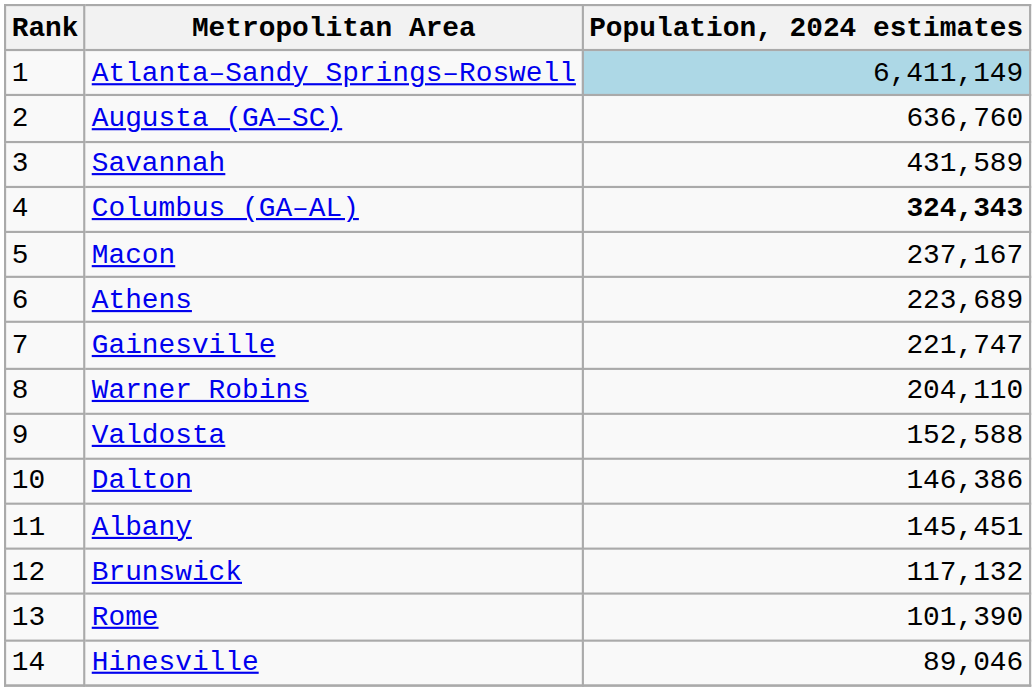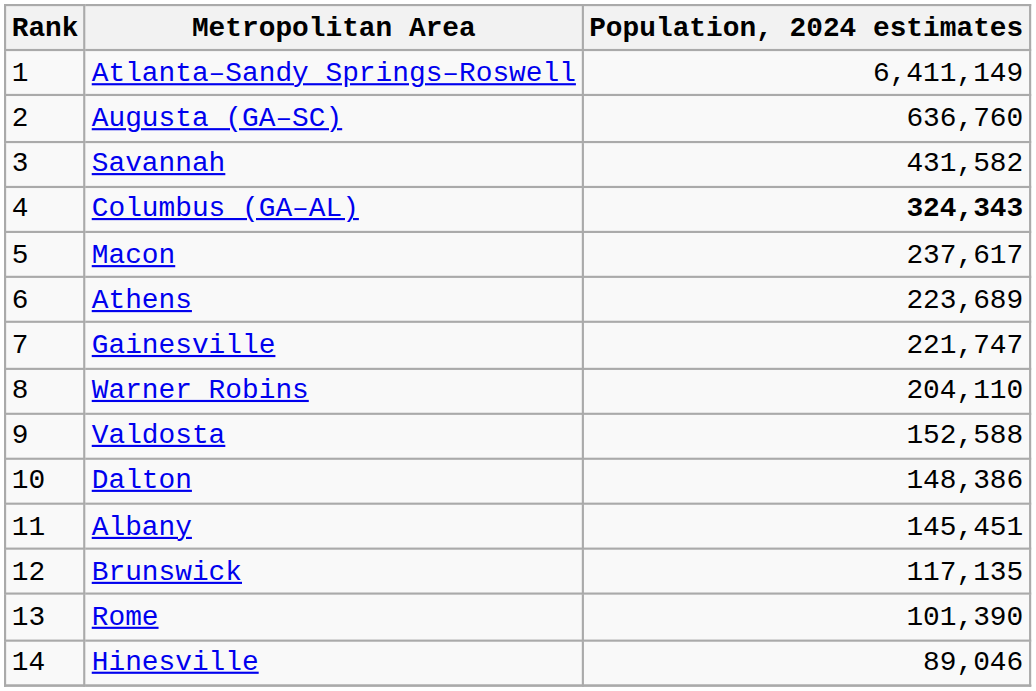(948, 73) lightblue background -> (948, 73) no background
(965, 164) 431,589 -> (965, 164) 431,582
(965, 254) 237,167 -> (965, 254) 237,617
(965, 481) 146,386 -> (965, 481) 148,386
(965, 572) 117,132 -> (965, 572) 117,135
